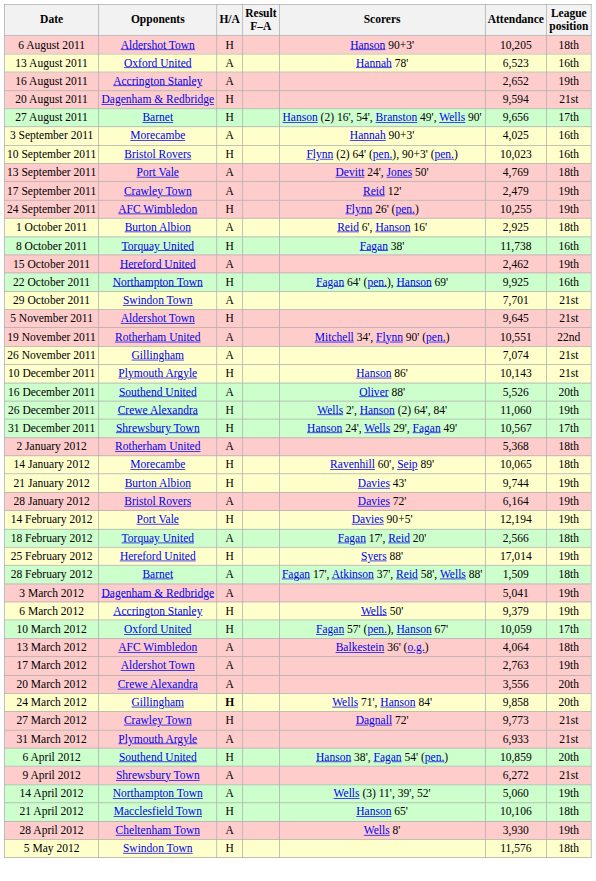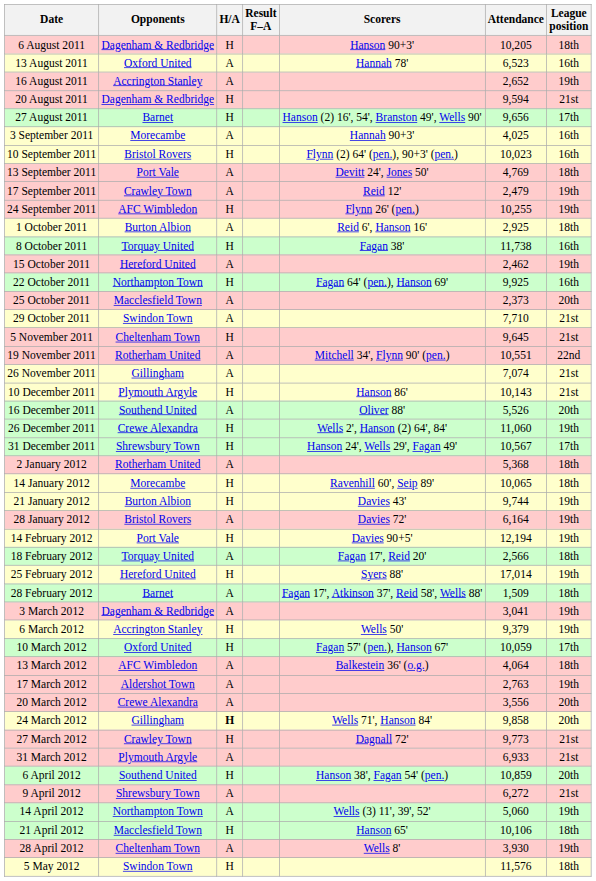(158, 44) Aldershot Town -> (158, 44) Dagenham & Redbridge
+ row: (52, 300)
(516, 300) 7,701 -> (516, 318) 7,710
(158, 318) Aldershot Town -> (158, 337) Cheltenham Town
(516, 592) 5,041 -> (516, 611) 3,041
